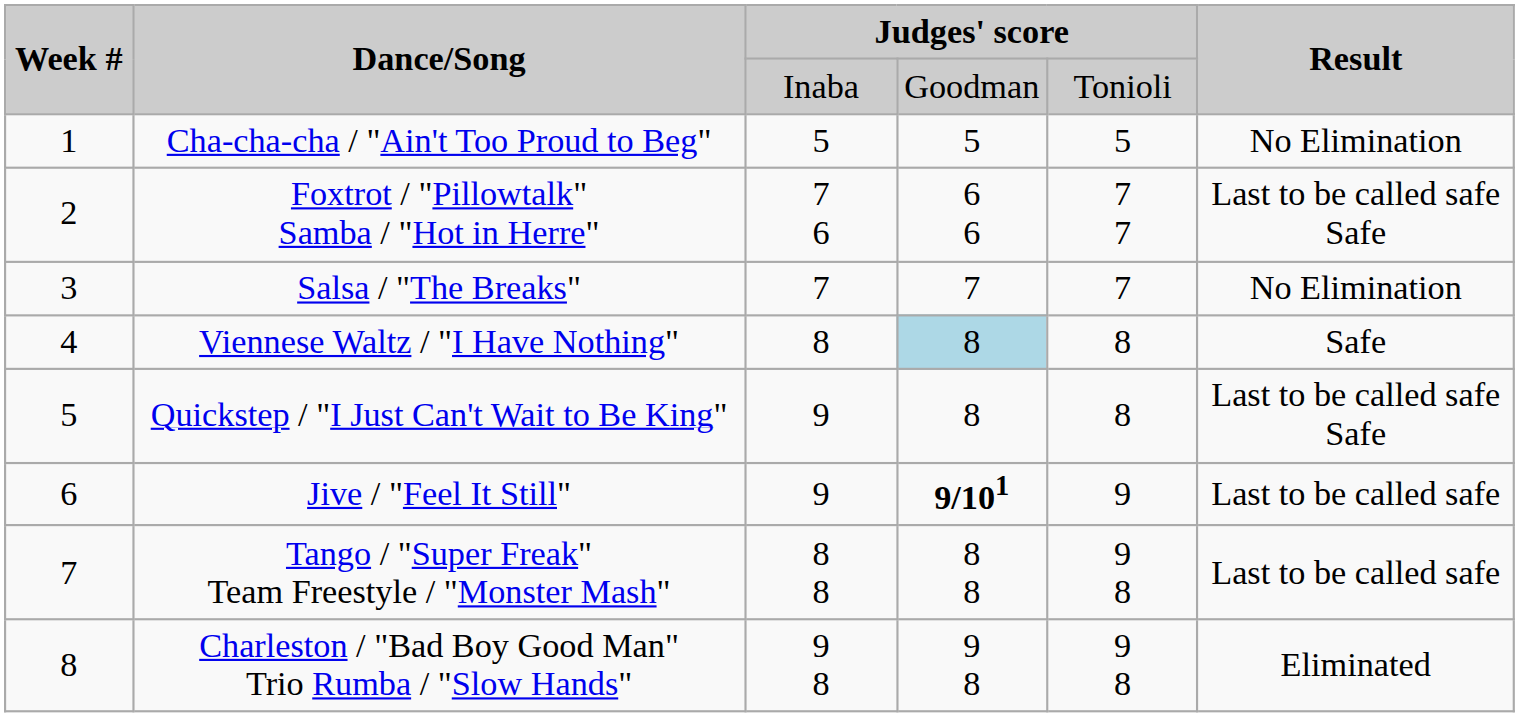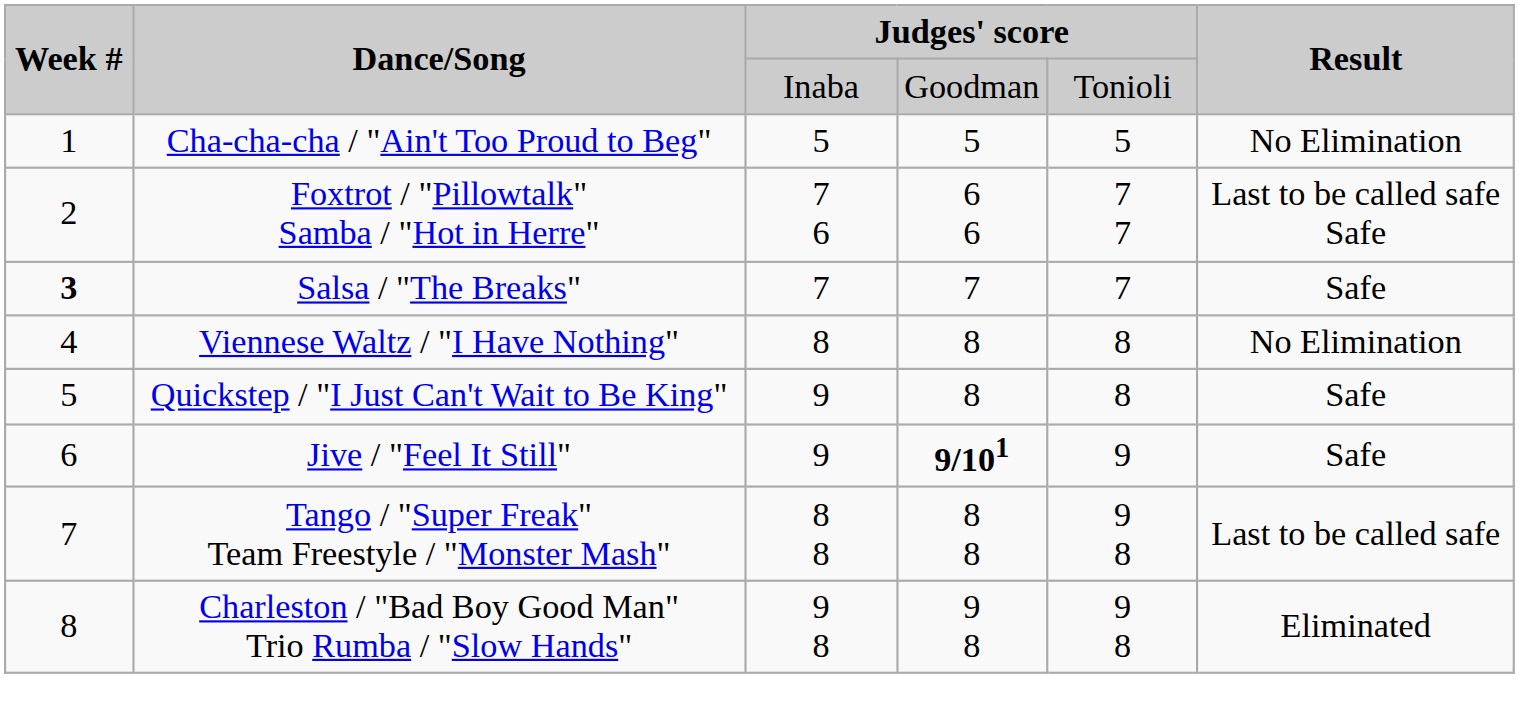(69, 287) normal -> (69, 287) bold
(1356, 287) No Elimination -> (1356, 287) Safe
(972, 341) lightblue background -> (972, 341) no background
(1356, 341) Safe -> (1356, 341) No Elimination
(1356, 415) Last to be called safe Safe -> (1356, 395) Safe
(1356, 493) Last to be called safe -> (1356, 454) Safe
